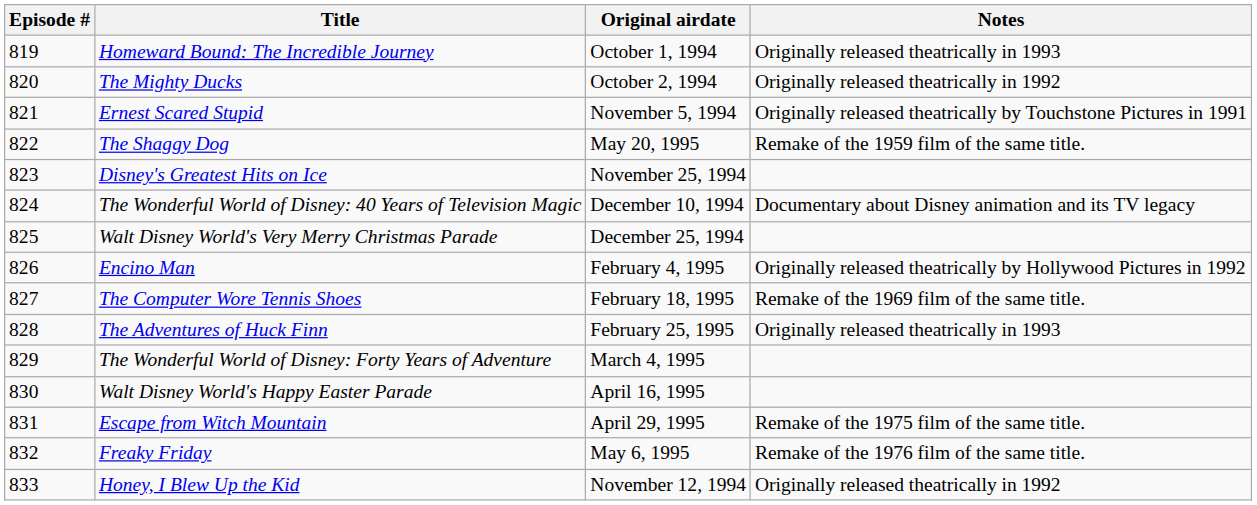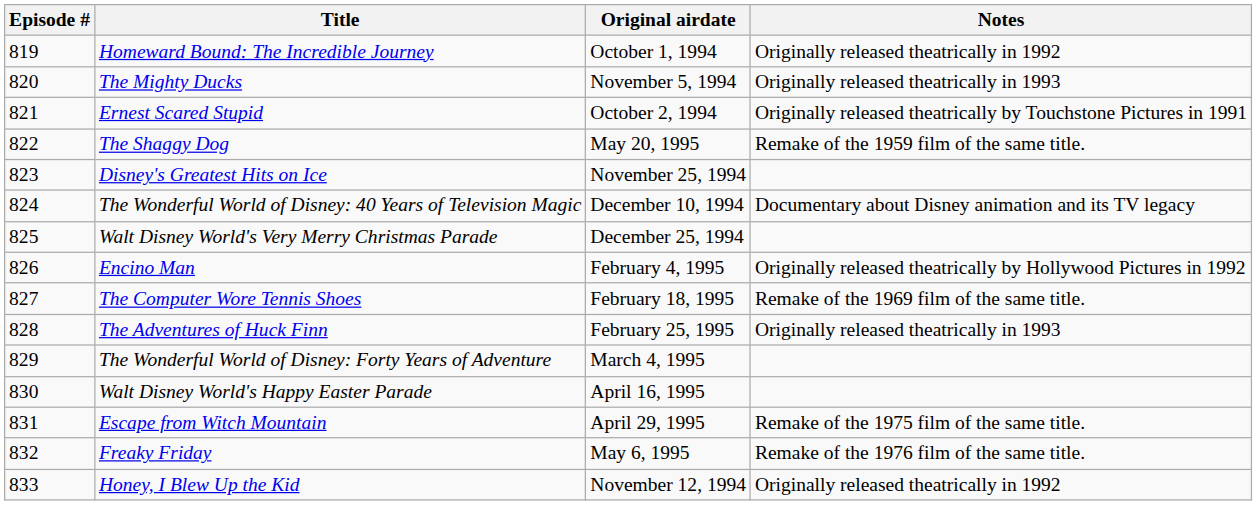(908, 50) Originally released theatrically in 1993 -> (908, 50) Originally released theatrically in 1992
(653, 81) October 2, 1994 -> (663, 81) November 5, 1994
(908, 81) Originally released theatrically in 1992 -> (908, 81) Originally released theatrically in 1993
(663, 112) November 5, 1994 -> (653, 112) October 2, 1994
